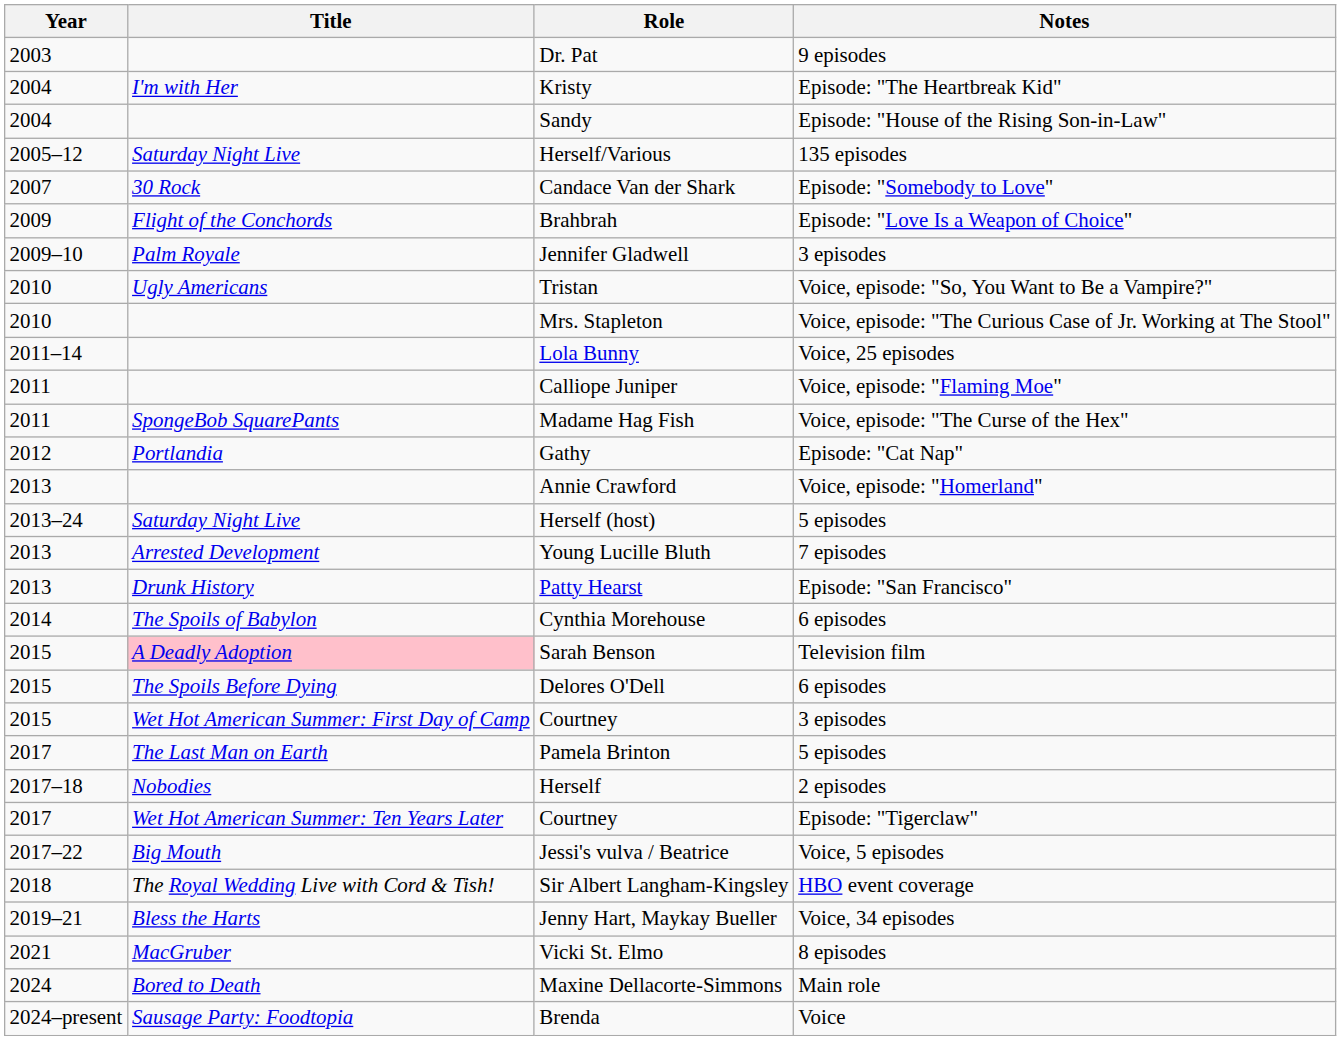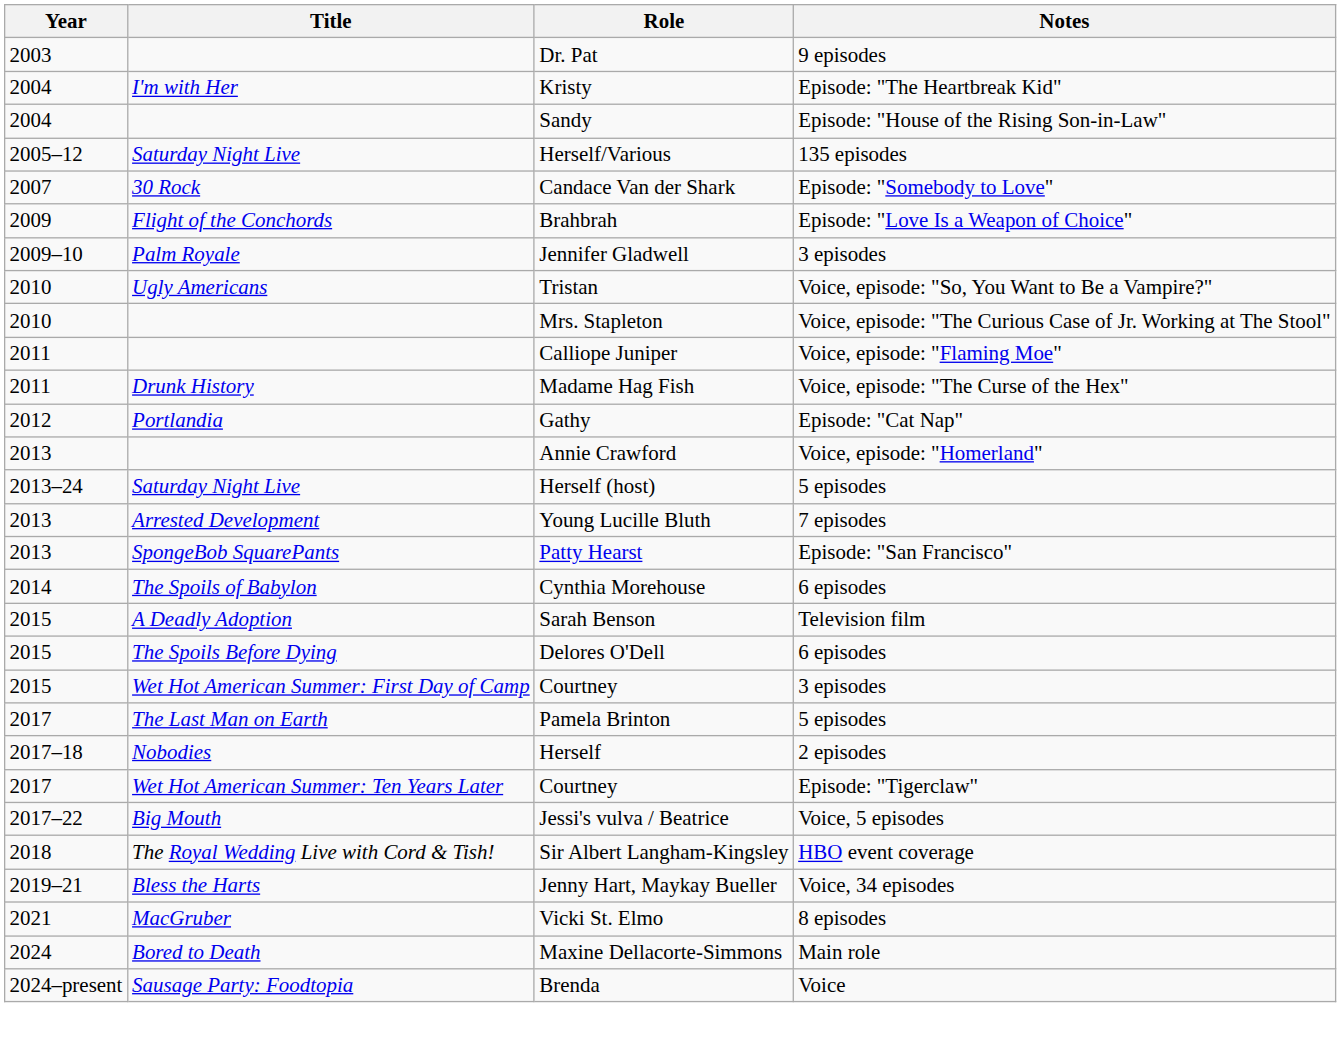- row: (589, 353)
(236, 420) SpongeBob SquarePants -> (193, 386) Drunk History
(193, 586) Drunk History -> (236, 552) SpongeBob SquarePants
(212, 652) pink background -> (212, 619) no background
